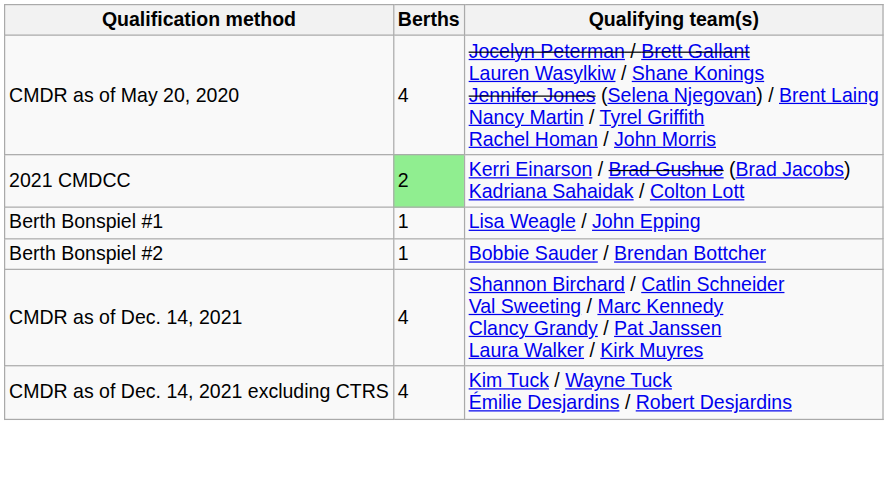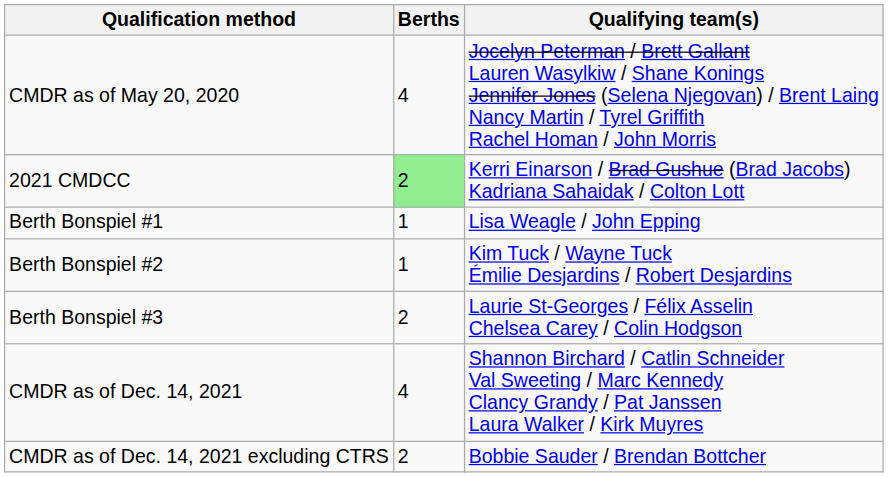(617, 253) Bobbie Sauder / Brendan Bottcher -> (630, 264) Kim Tuck / Wayne Tuck Émilie Desjardins / Robert Desjardins
+ row: (86, 317)
(403, 392) 4 -> (403, 456) 2
(630, 392) Kim Tuck / Wayne Tuck Émilie Desjardins / Robert Desjardins -> (617, 456) Bobbie Sauder / Brendan Bottcher
